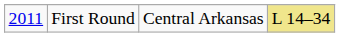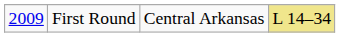(26, 18) 2011 -> (26, 18) 2009
